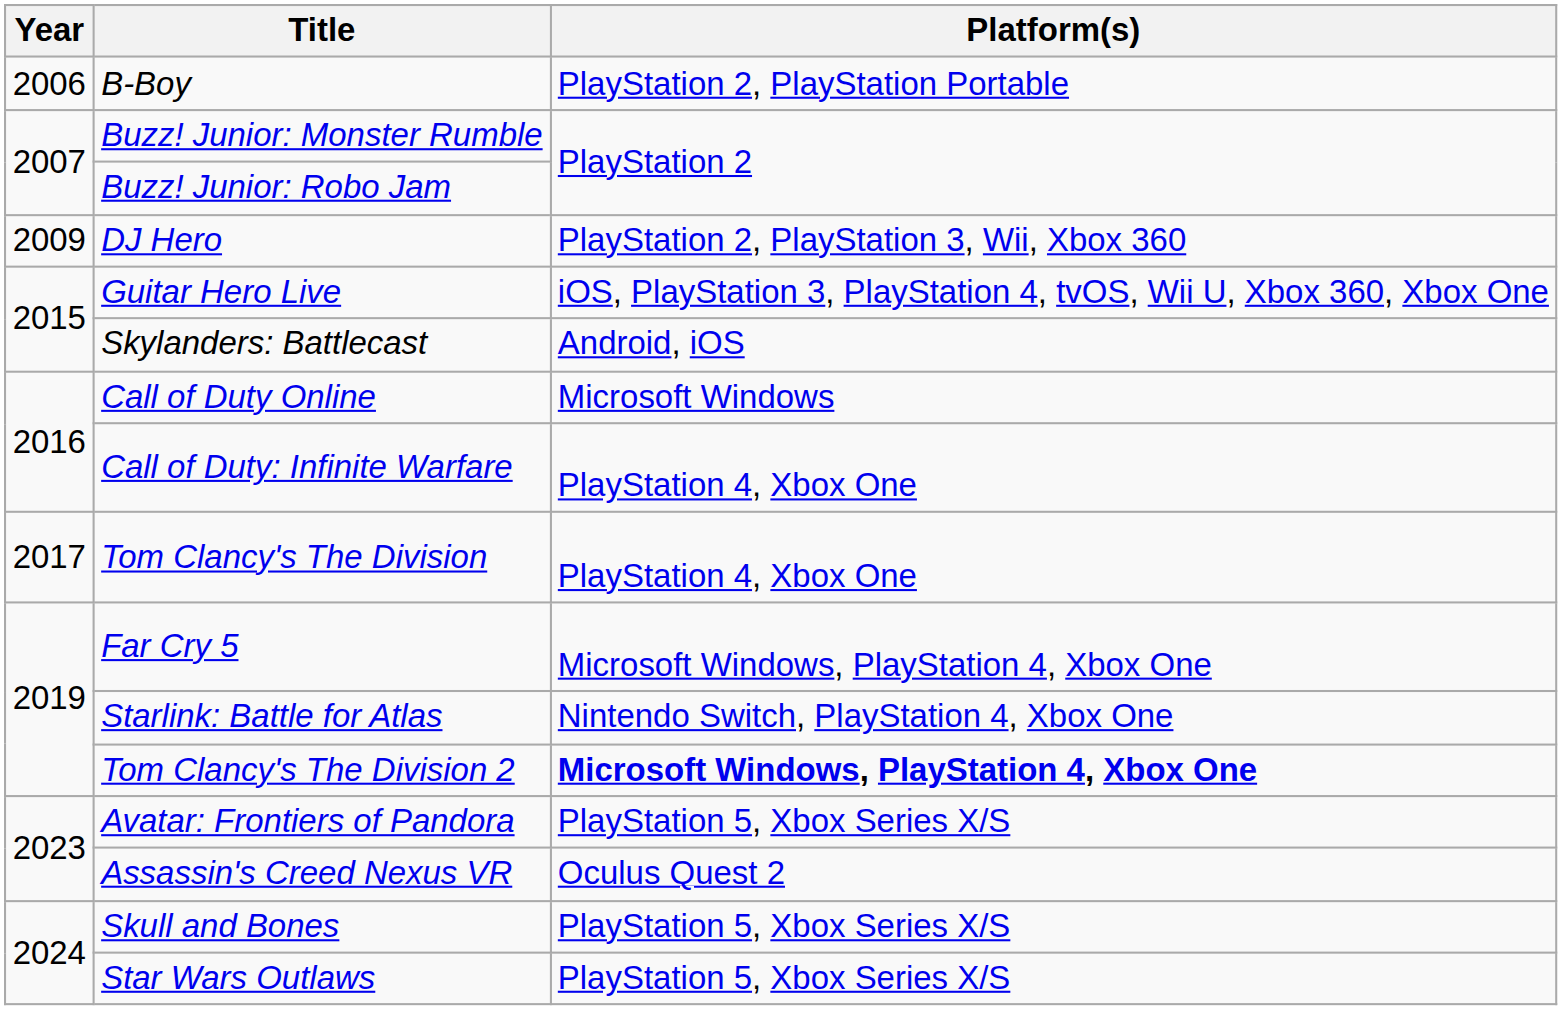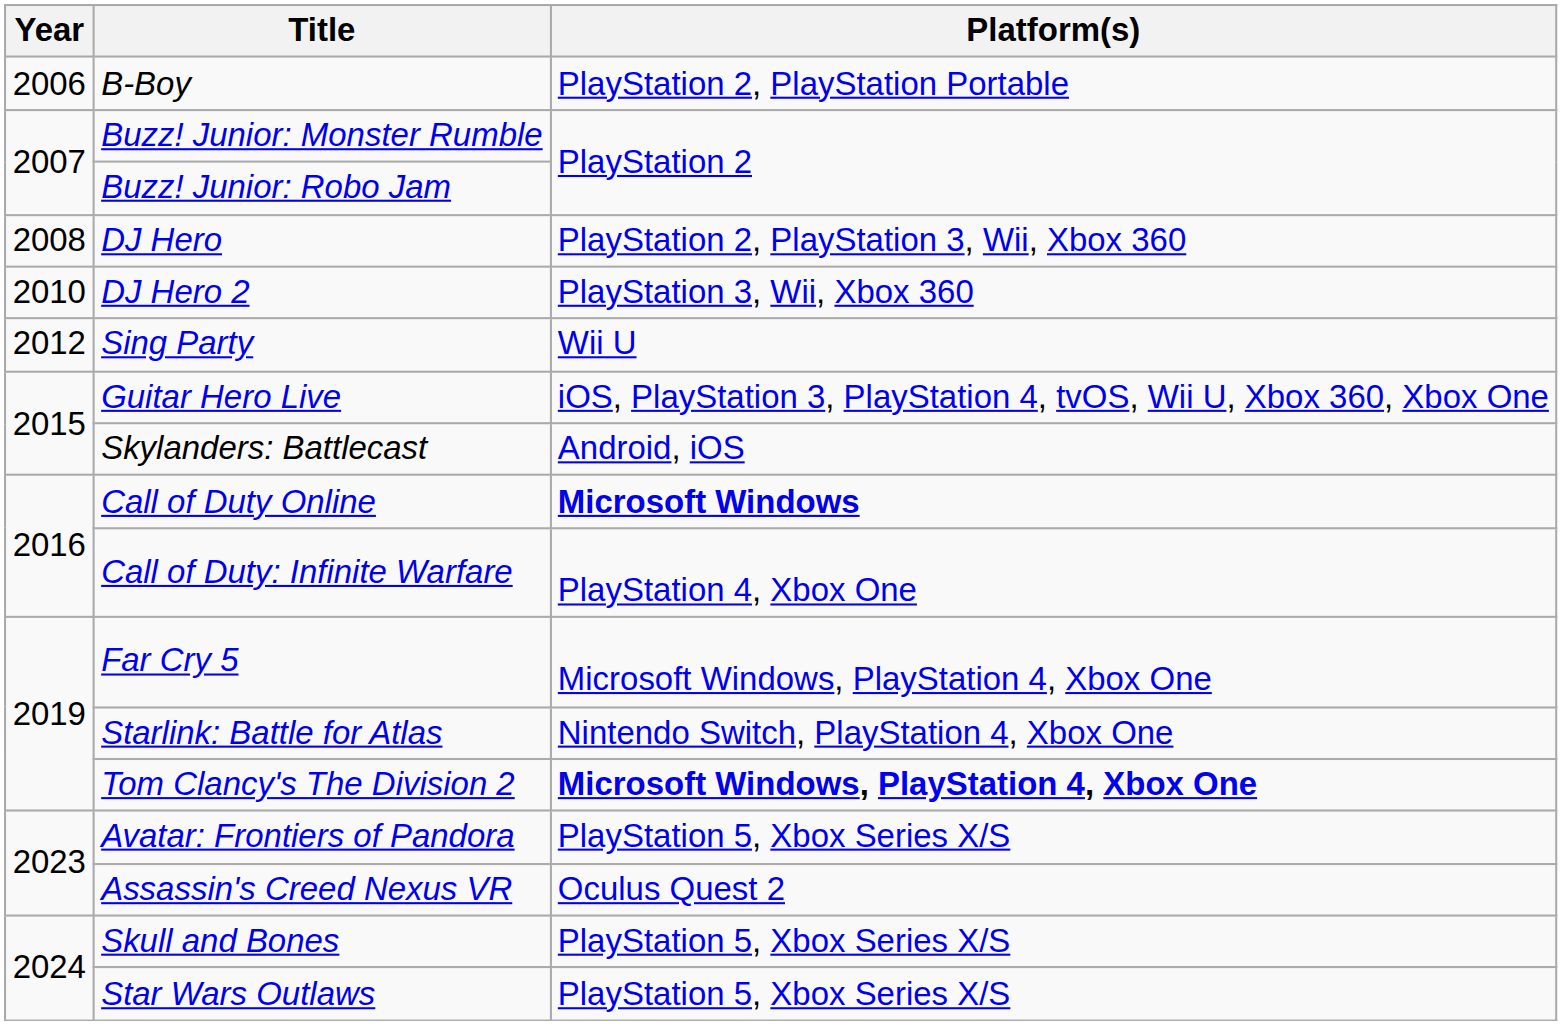(49, 239) 2009 -> (49, 239) 2008
+ row: (175, 291)
+ row: (177, 344)
(696, 396) normal -> (709, 501) bold
- row: (294, 556)
